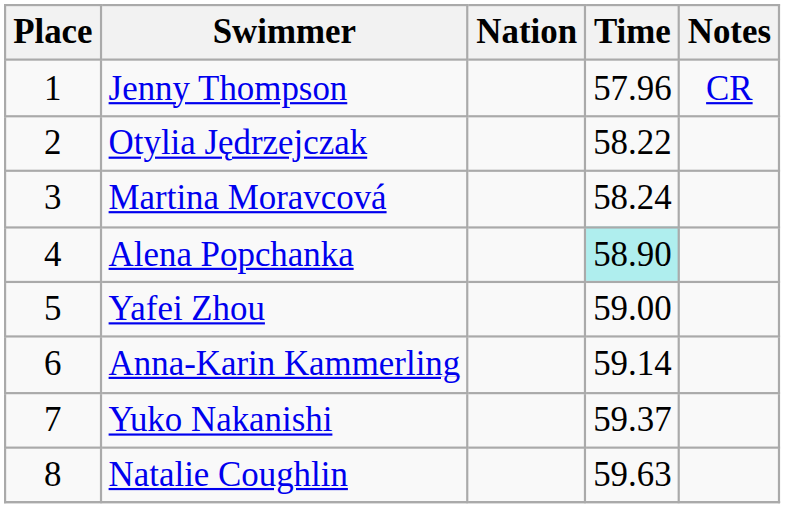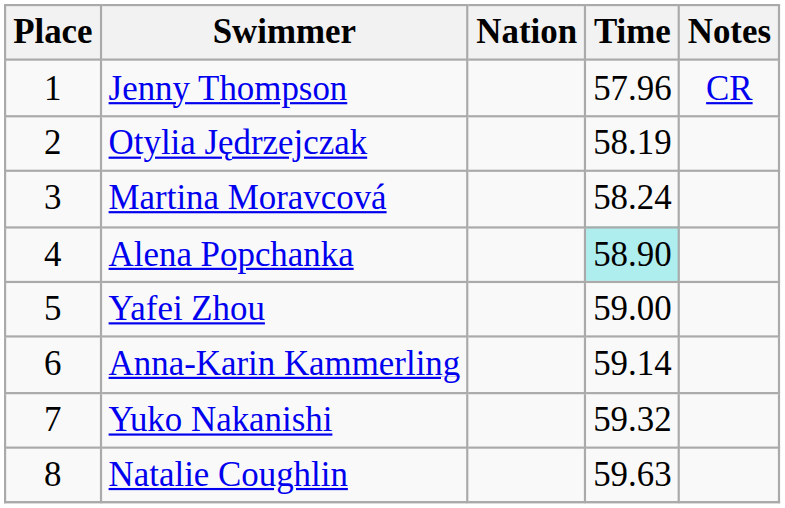(632, 142) 58.22 -> (632, 142) 58.19
(632, 419) 59.37 -> (632, 419) 59.32
